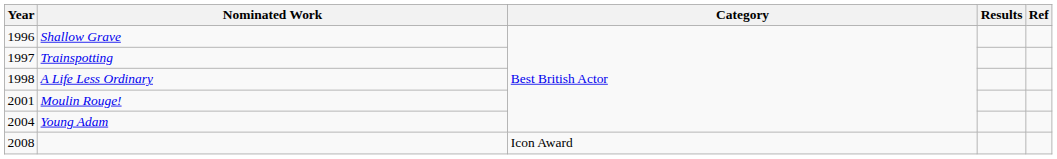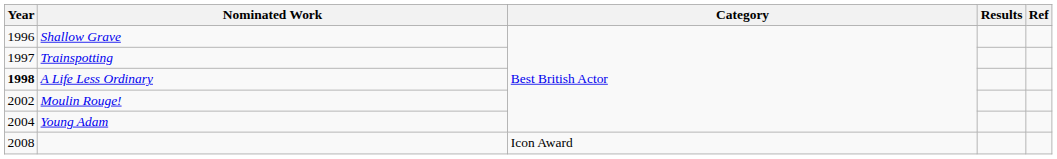(21, 79) normal -> (21, 79) bold
(21, 100) 2001 -> (21, 100) 2002
